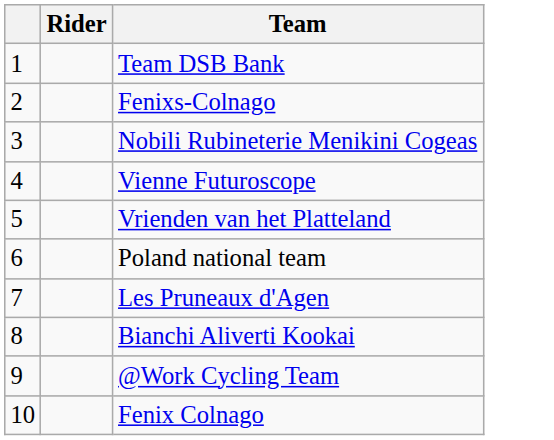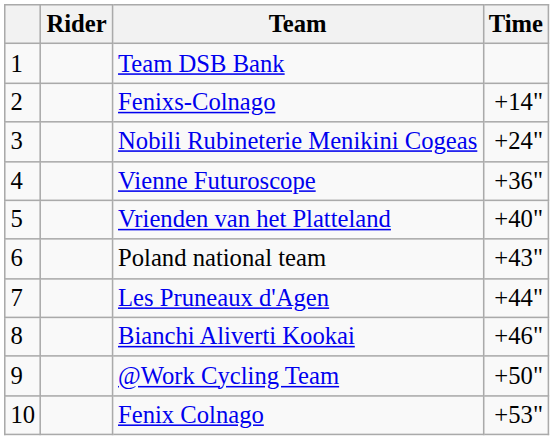+ column: (516, 24)
